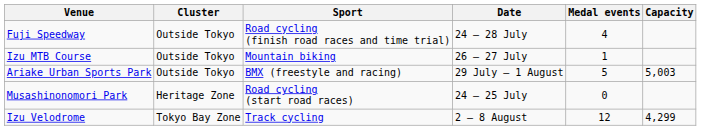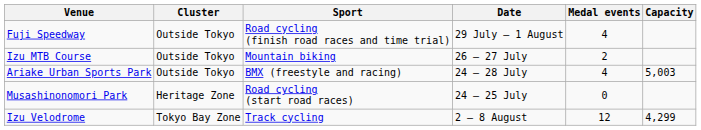(491, 35) 24 – 28 July -> (509, 35) 29 July – 1 August
(604, 57) 1 -> (604, 57) 2
(509, 73) 29 July – 1 August -> (491, 73) 24 – 28 July
(604, 73) 5 -> (604, 73) 4
